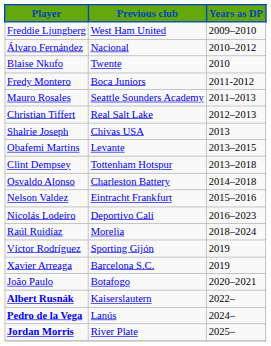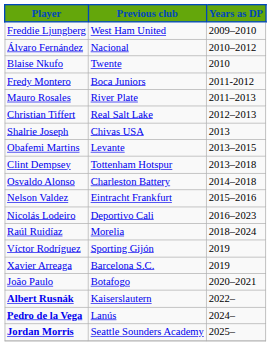(147, 97) Seattle Sounders Academy -> (114, 97) River Plate
(114, 332) River Plate -> (147, 332) Seattle Sounders Academy
